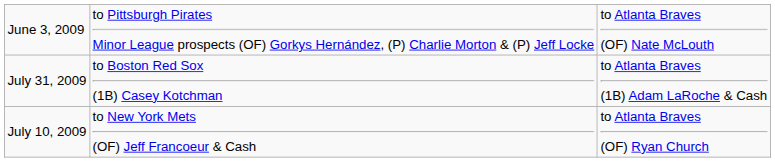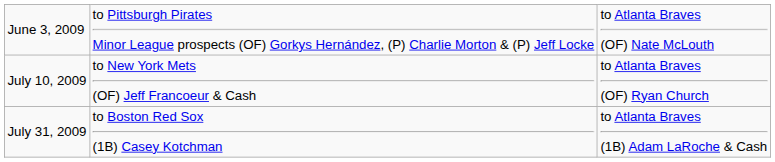rows swapped: (47, 131) <-> (47, 80)
